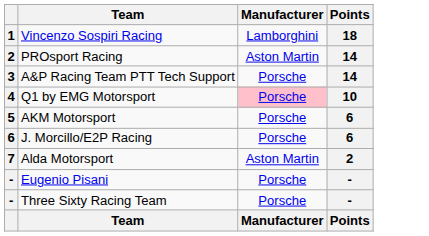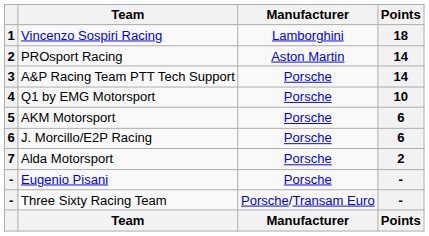(282, 97) pink background -> (308, 97) no background
(282, 158) Aston Martin -> (308, 158) Porsche
(282, 200) Porsche -> (308, 200) Porsche/Transam Euro
